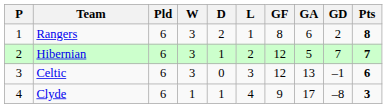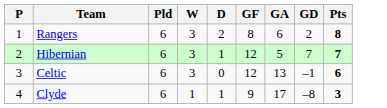- column: (251, 14)
